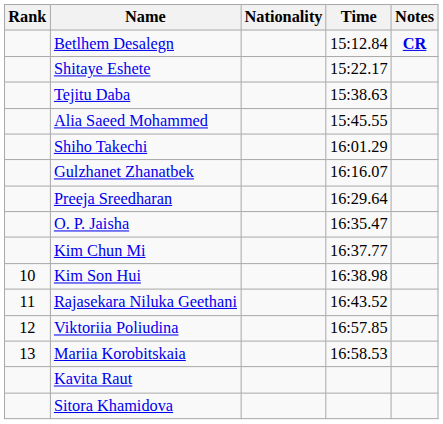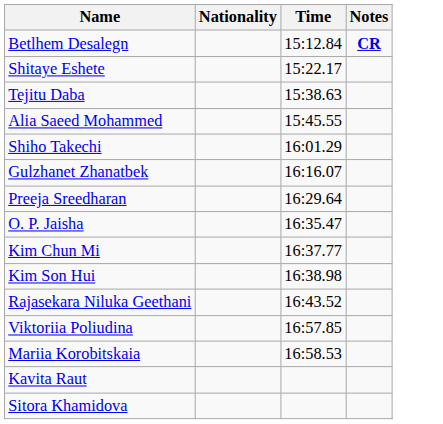- column: (27, 17)
